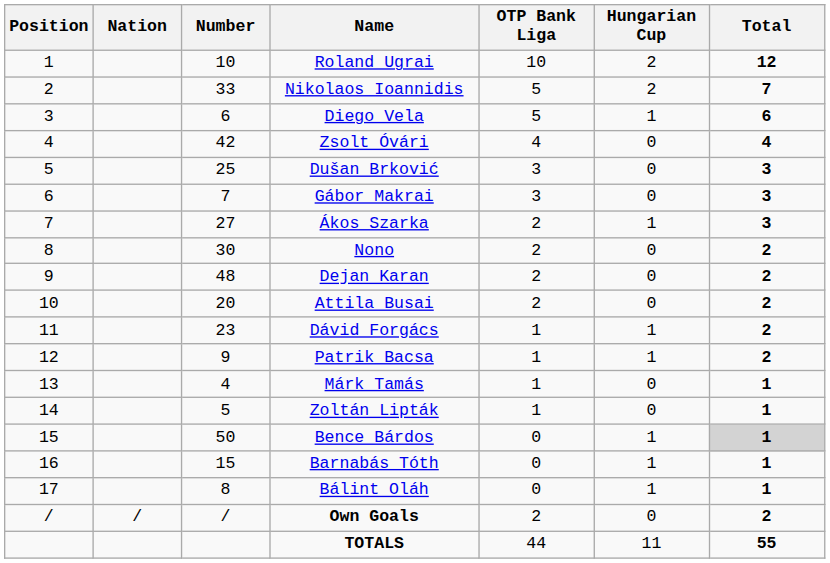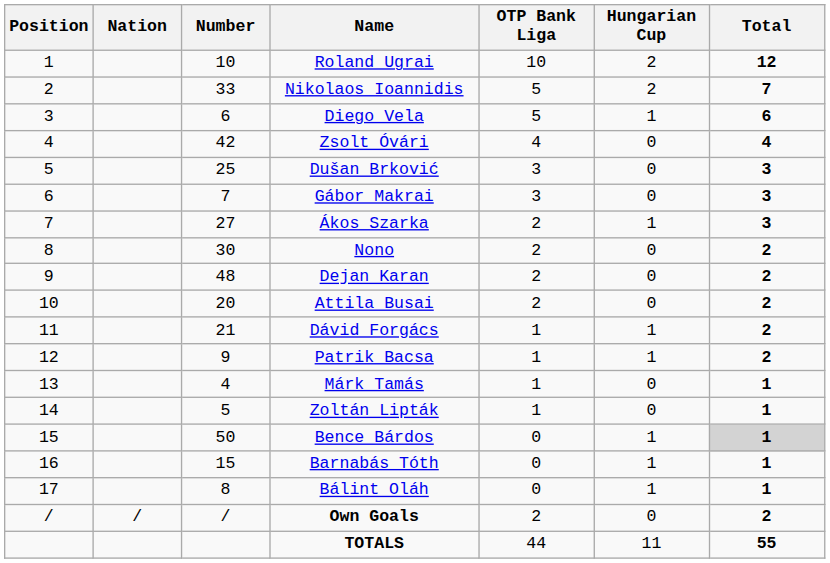(226, 331) 23 -> (226, 331) 21
